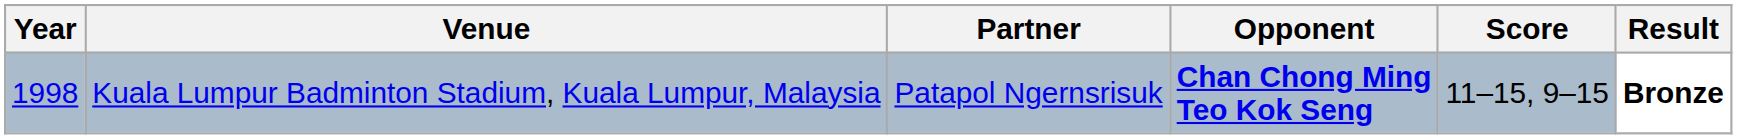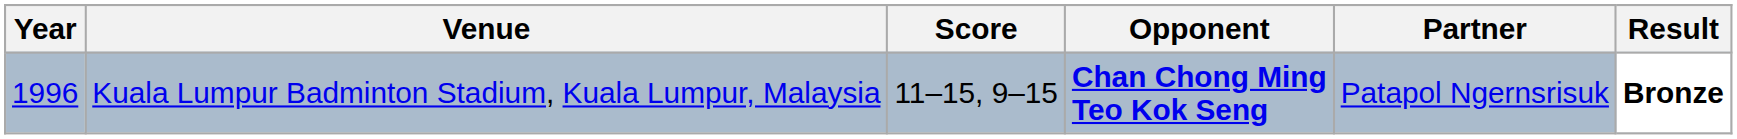columns swapped: (1029, 29) <-> (1527, 29)
(45, 93) 1998 -> (45, 93) 1996
